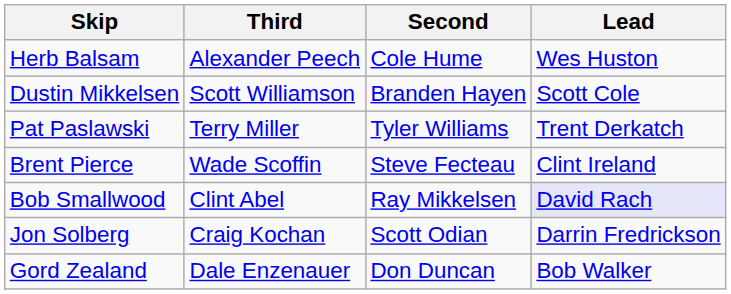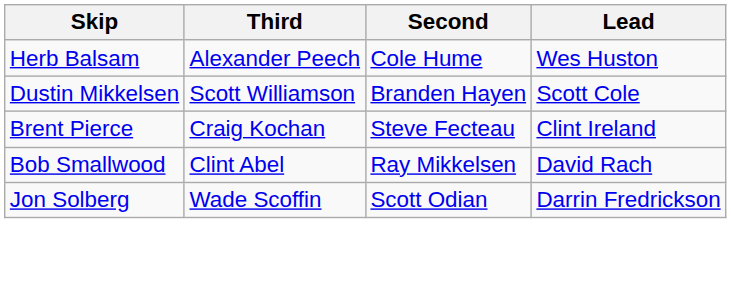- row: (80, 128)
(255, 164) Wade Scoffin -> (257, 128) Craig Kochan
(594, 199) lavender background -> (594, 164) no background
(257, 235) Craig Kochan -> (255, 199) Wade Scoffin
- row: (78, 270)
